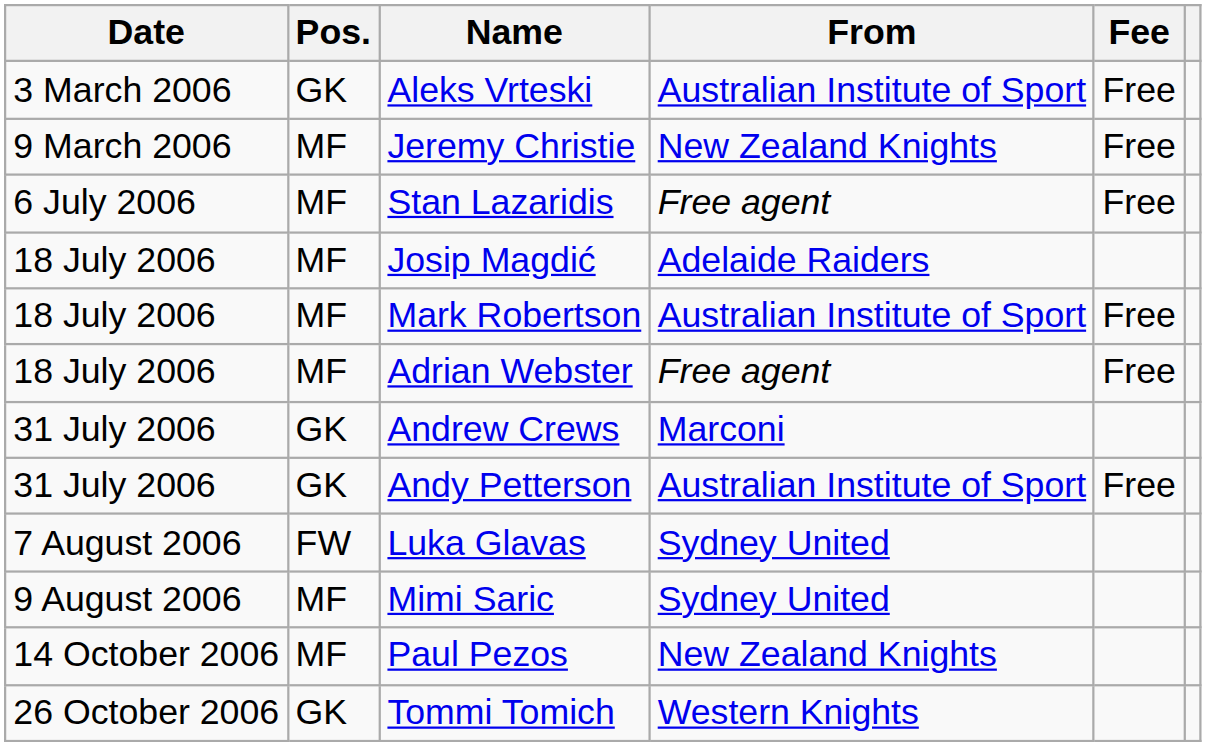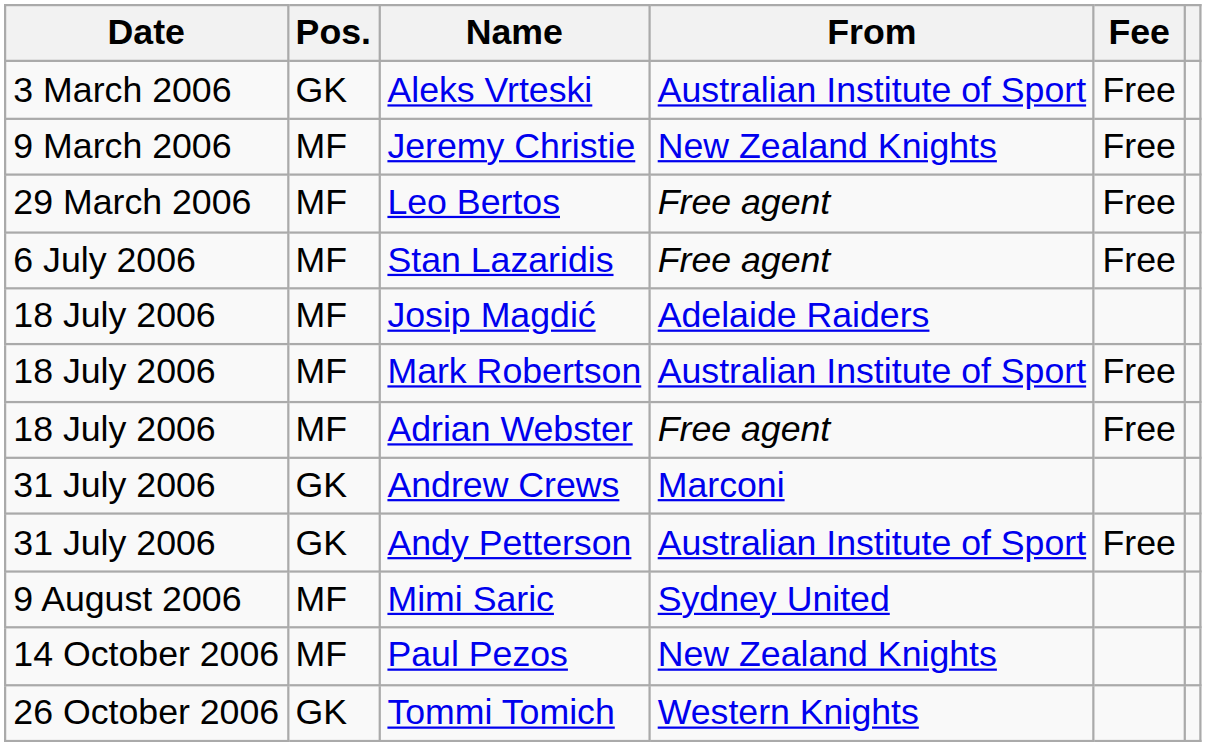+ row: (474, 202)
- row: (487, 542)
